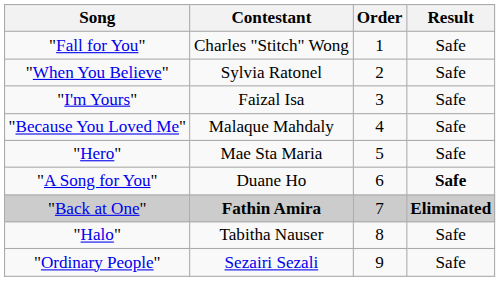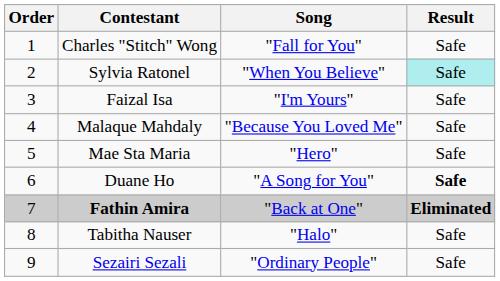columns swapped: (380, 18) <-> (97, 18)
(451, 72) no background -> (451, 72) paleturquoise background
